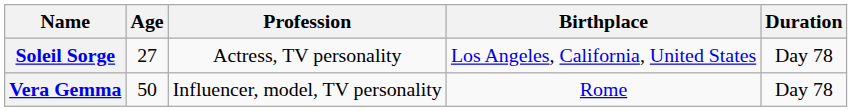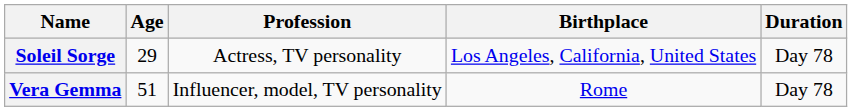(147, 55) 27 -> (147, 55) 29
(147, 89) 50 -> (147, 89) 51
